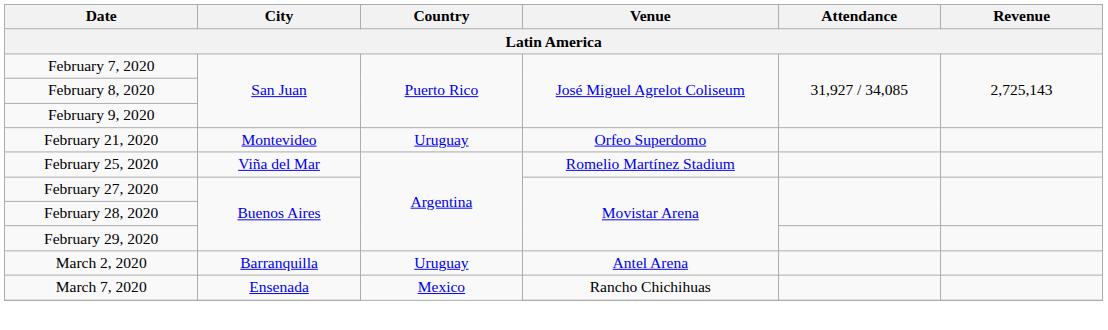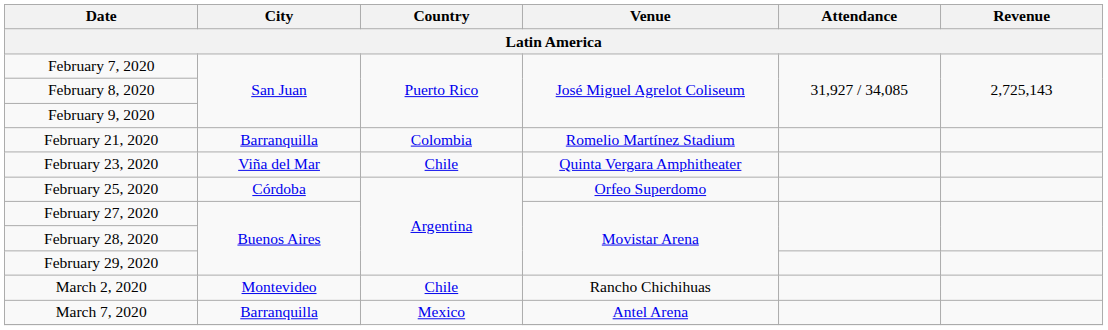(279, 139) Montevideo -> (279, 139) Barranquilla
(441, 139) Uruguay -> (441, 139) Colombia
(650, 139) Orfeo Superdomo -> (650, 139) Romelio Martínez Stadium
+ row: (101, 164)
(279, 164) Viña del Mar -> (279, 189) Córdoba
(650, 164) Romelio Martínez Stadium -> (650, 189) Orfeo Superdomo
(279, 262) Barranquilla -> (279, 287) Montevideo
(441, 262) Uruguay -> (441, 287) Chile
(650, 262) Antel Arena -> (650, 287) Rancho Chichihuas
(279, 287) Ensenada -> (279, 312) Barranquilla
(650, 287) Rancho Chichihuas -> (650, 312) Antel Arena
